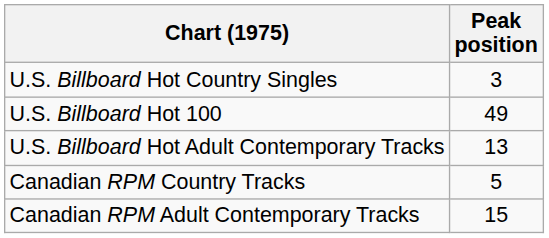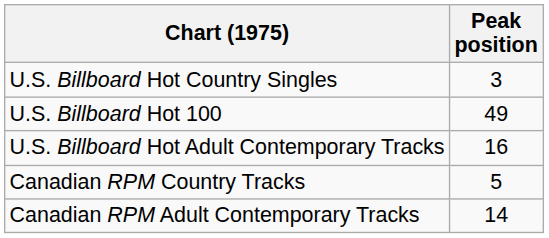(496, 147) 13 -> (496, 147) 16
(496, 215) 15 -> (496, 215) 14
